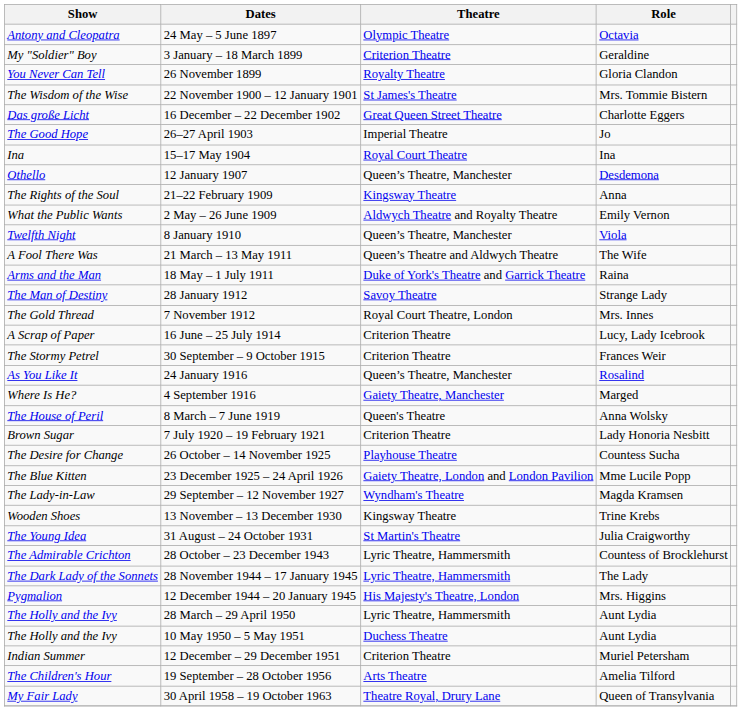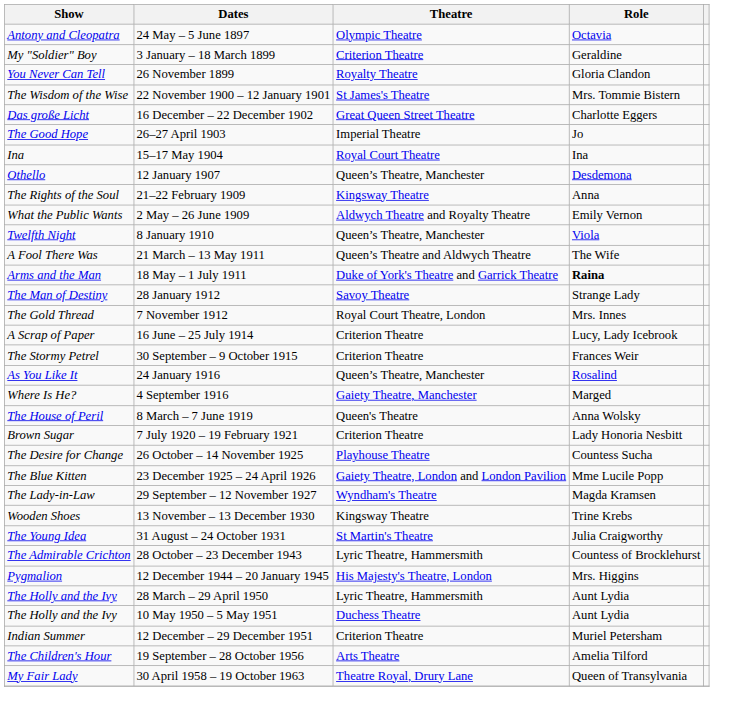(614, 275) normal -> (588, 275) bold
- row: (261, 575)
